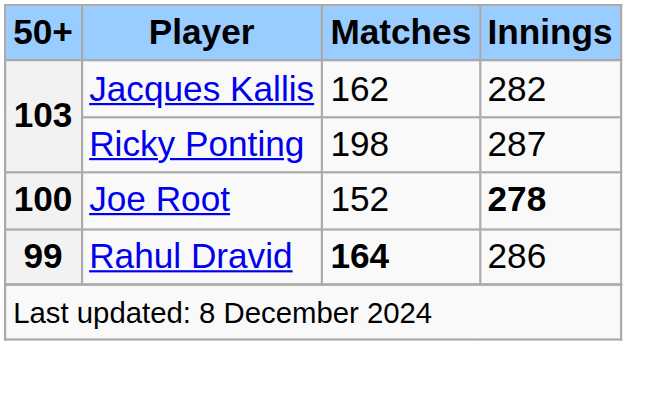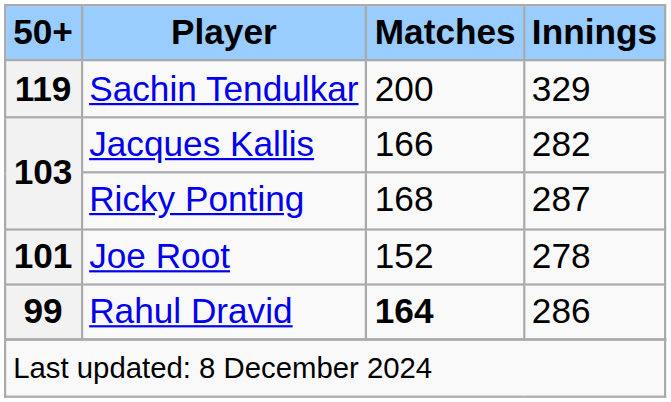+ row: (224, 88)
(360, 88) 162 -> (404, 144) 166
(360, 144) 198 -> (404, 199) 168
(43, 199) 100 -> (43, 255) 101
(517, 199) bold -> (561, 255) normal
